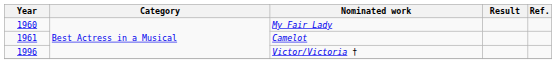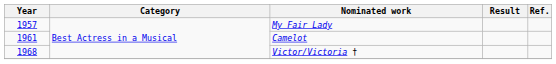(27, 25) 1960 -> (27, 25) 1957
(27, 52) 1996 -> (27, 52) 1968
